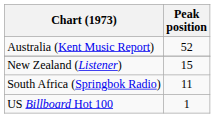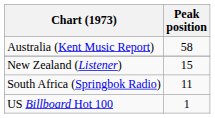(187, 46) 52 -> (187, 46) 58
